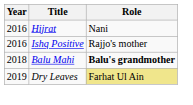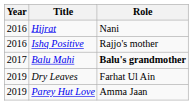(17, 60) 2018 -> (17, 60) 2017
(116, 76) khaki background -> (127, 76) no background
+ row: (63, 92)
